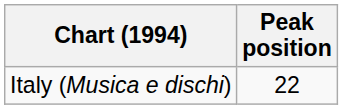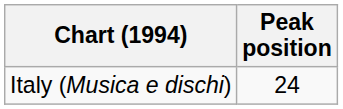(287, 85) 22 -> (287, 85) 24
